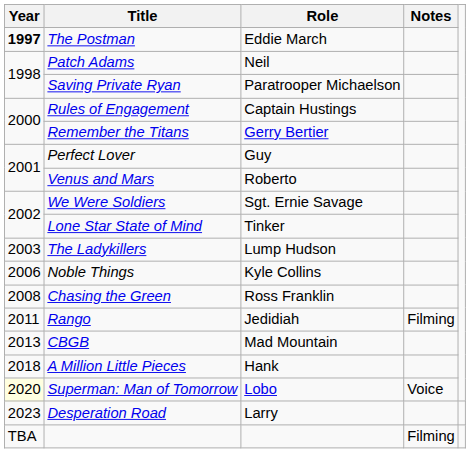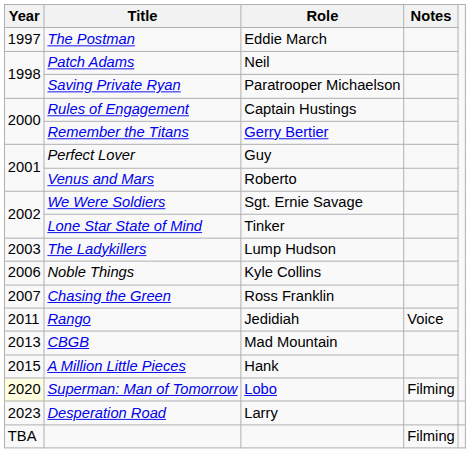(24, 39) bold -> (24, 39) normal
(24, 296) 2008 -> (24, 296) 2007
(431, 319) Filming -> (425, 319) Voice
(24, 366) 2018 -> (24, 366) 2015
(425, 389) Voice -> (431, 389) Filming
